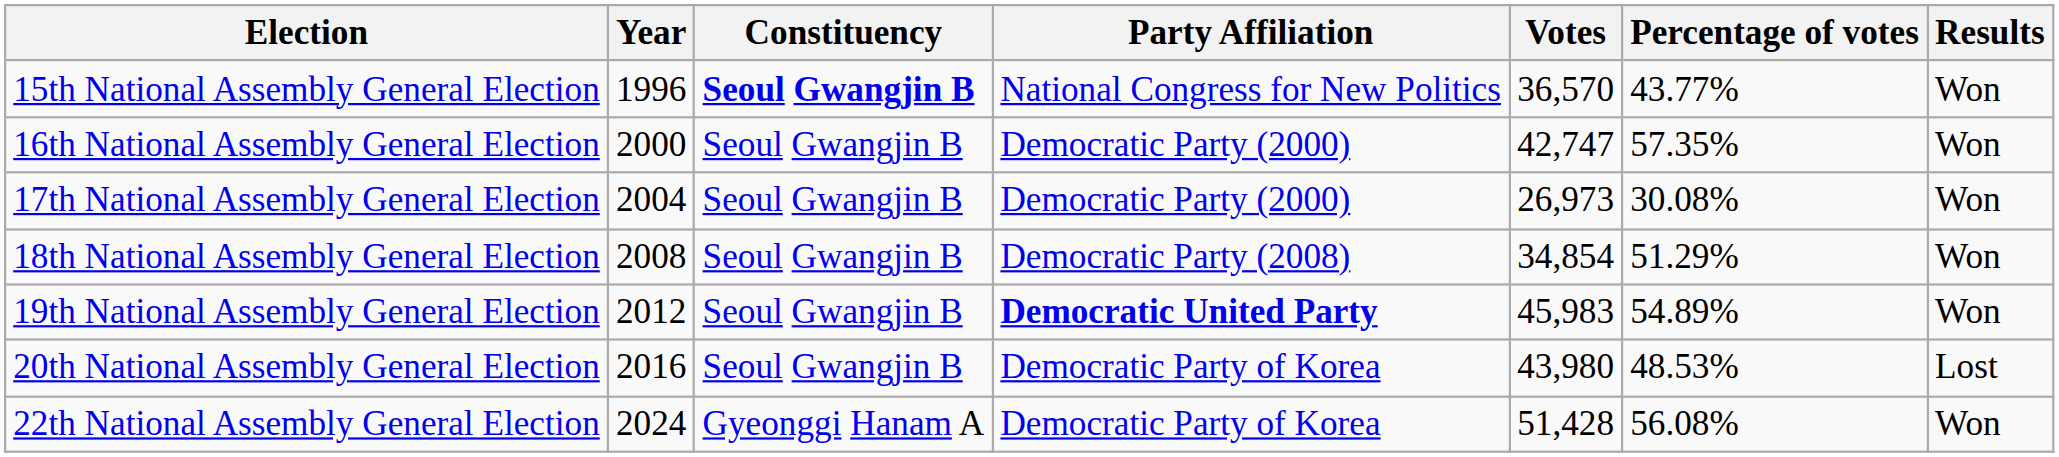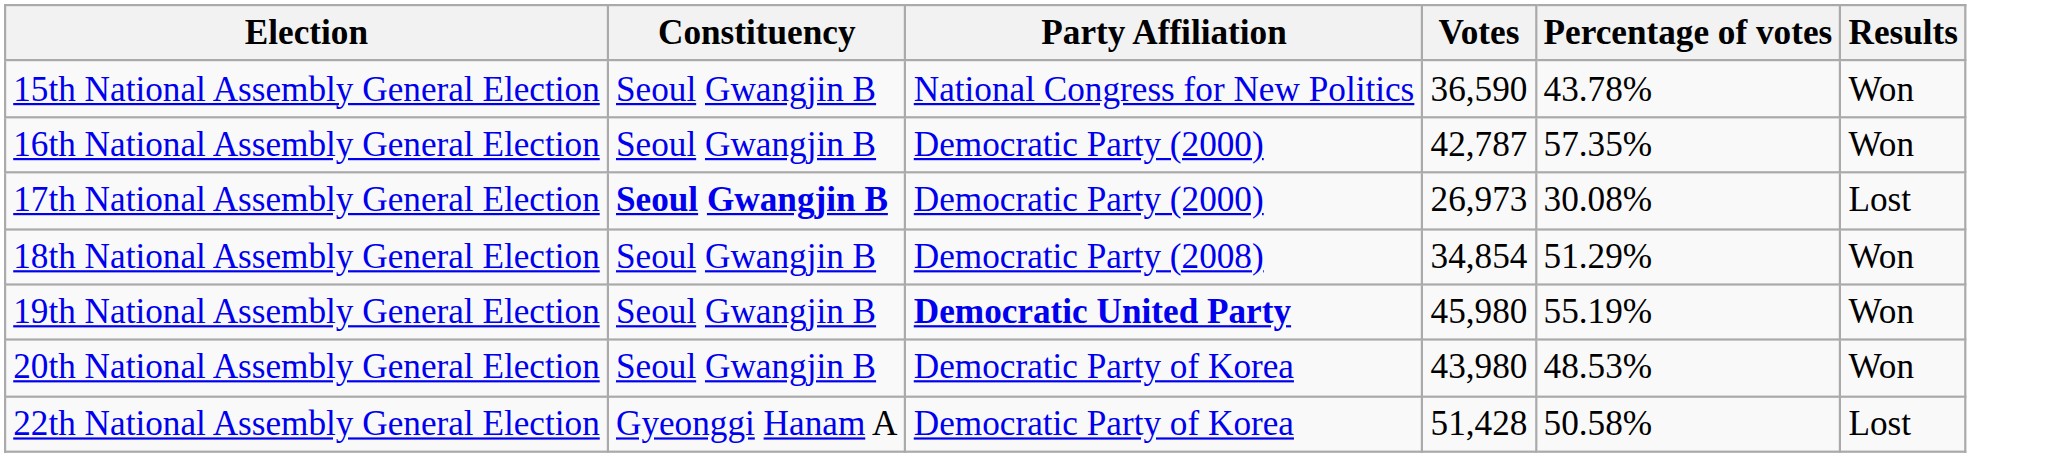- column: (651, 32)
(839, 88) bold -> (746, 88) normal
(1566, 88) 36,570 -> (1479, 88) 36,590
(1684, 88) 43.77% -> (1598, 88) 43.78%
(1566, 144) 42,747 -> (1479, 144) 42,787
(833, 199) normal -> (752, 199) bold
(1968, 199) Won -> (1880, 199) Lost
(1566, 311) 45,983 -> (1479, 311) 45,980
(1684, 311) 54.89% -> (1598, 311) 55.19%
(1966, 367) Lost -> (1881, 367) Won
(1684, 423) 56.08% -> (1598, 423) 50.58%
(1968, 423) Won -> (1880, 423) Lost
